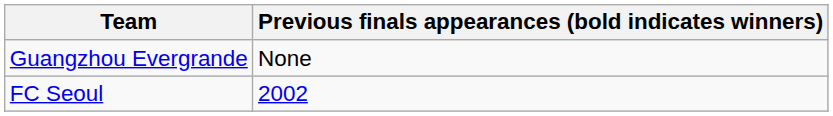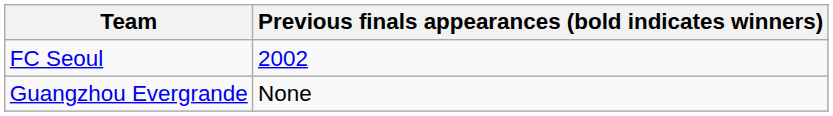rows swapped: (57, 93) <-> (129, 57)
